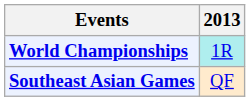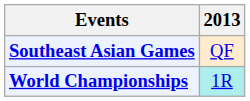rows swapped: (102, 81) <-> (99, 50)
